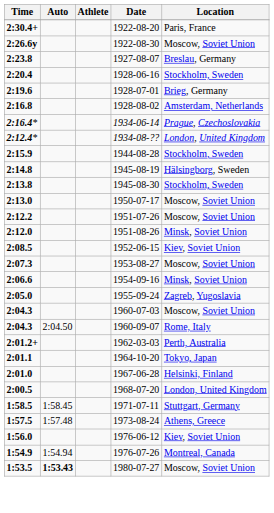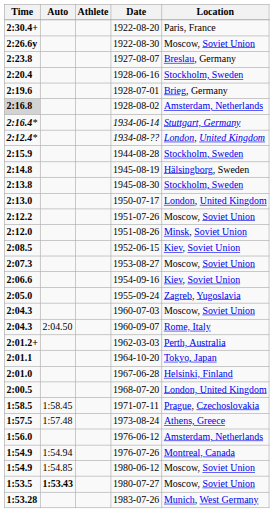(19, 106) no background -> (19, 106) lightgrey background
(212, 122) Prague, Czechoslovakia -> (202, 122) Stuttgart, Germany
(209, 201) Moscow, Soviet Union -> (215, 201) London, United Kingdom
(205, 279) Minsk, Soviet Union -> (202, 279) Kiev, Soviet Union
(202, 405) Stuttgart, Germany -> (212, 405) Prague, Czechoslovakia
(202, 437) Kiev, Soviet Union -> (213, 437) Amsterdam, Netherlands
+ row: (136, 468)
+ row: (136, 500)
